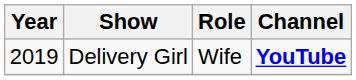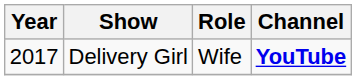(34, 56) 2019 -> (34, 56) 2017
